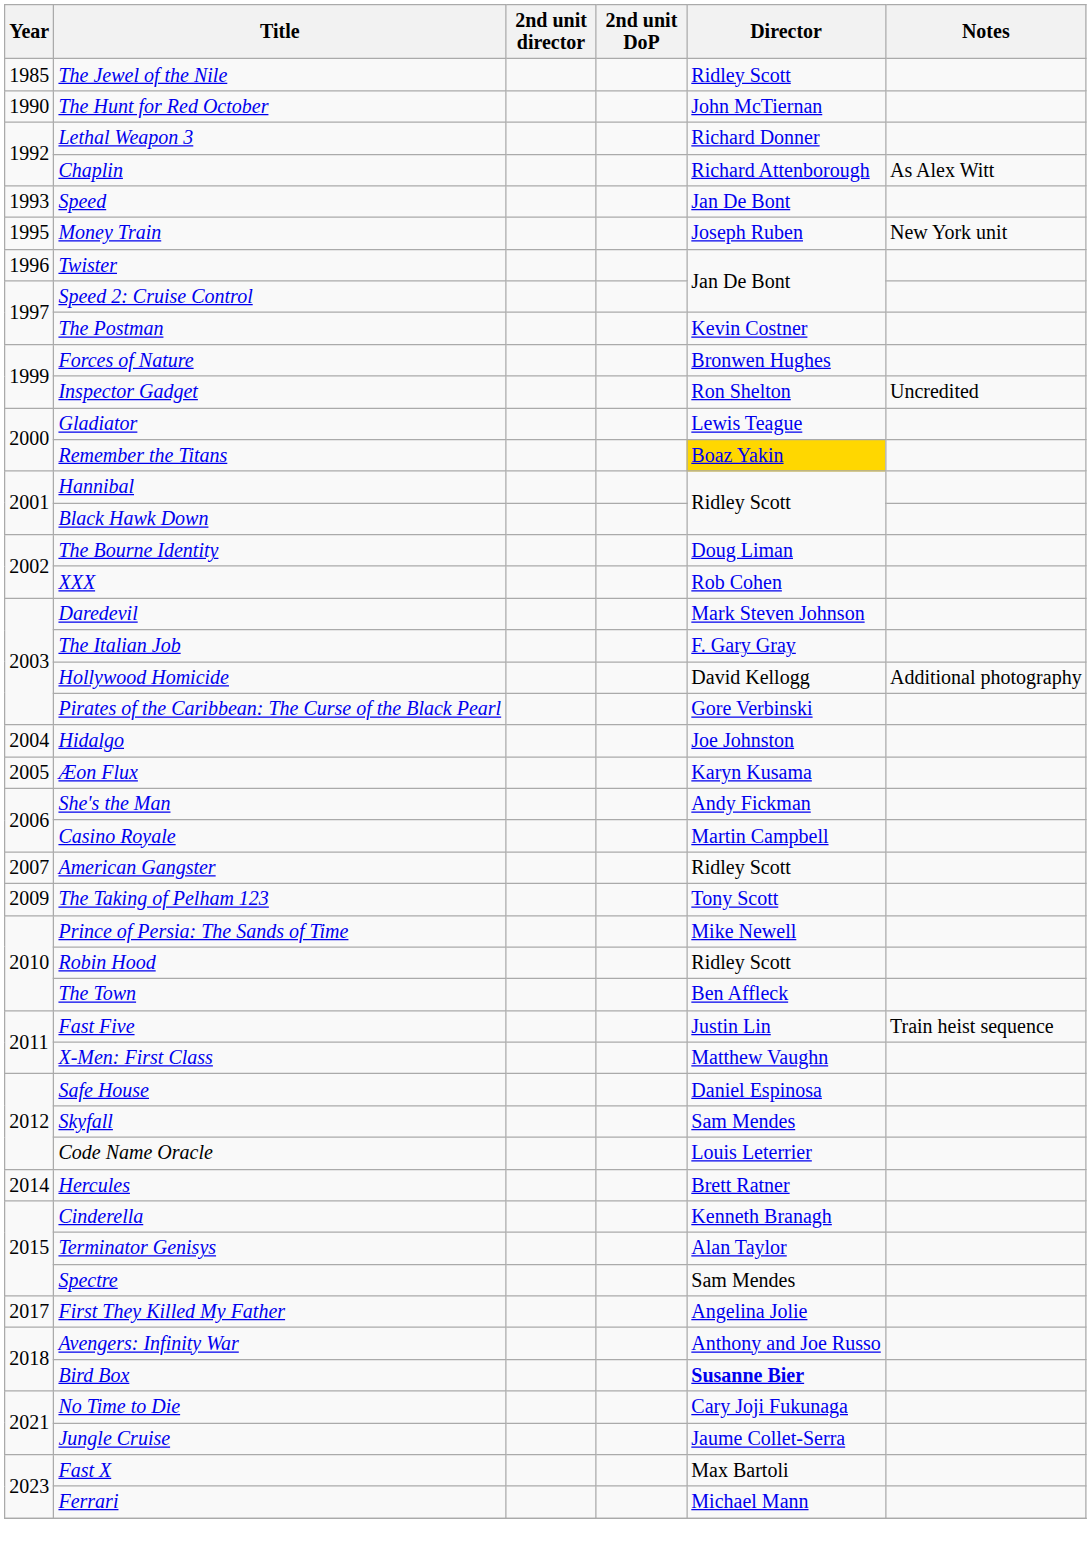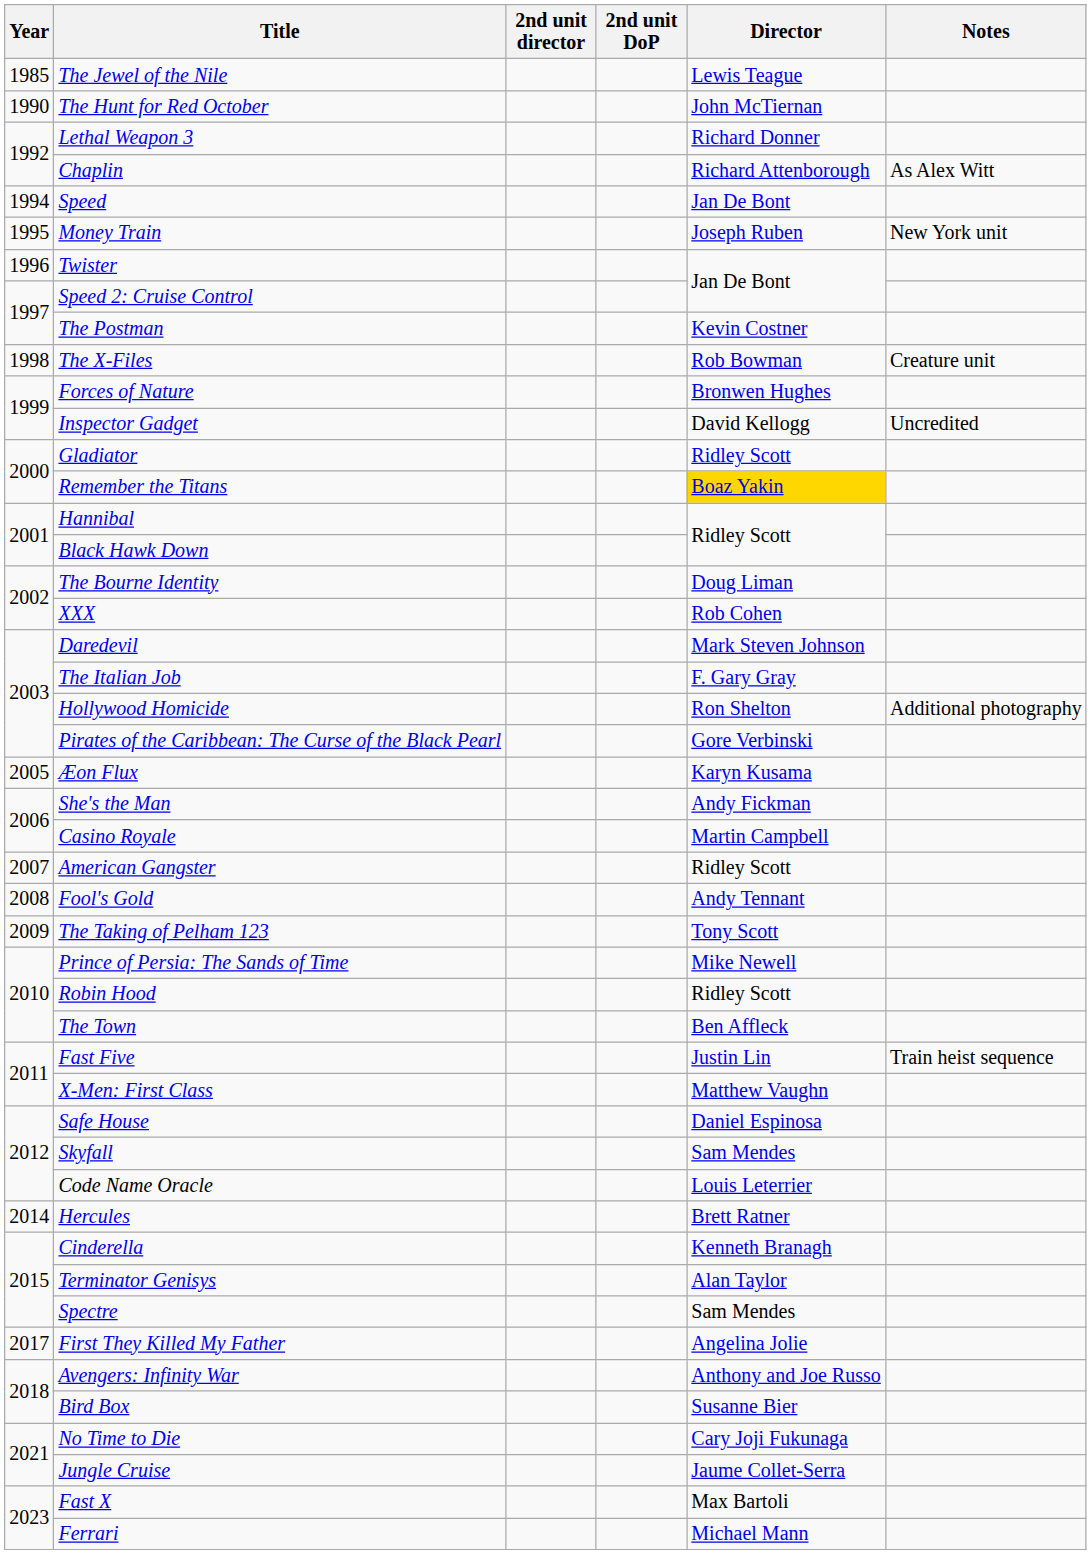(741, 74) Ridley Scott -> (747, 74) Lewis Teague
(29, 201) 1993 -> (29, 201) 1994
+ row: (105, 360)
(741, 391) Ron Shelton -> (750, 423) David Kellogg
(747, 423) Lewis Teague -> (741, 455) Ridley Scott
(750, 677) David Kellogg -> (741, 708) Ron Shelton
- row: (91, 740)
+ row: (106, 899)
(748, 1375) bold -> (744, 1406) normal
